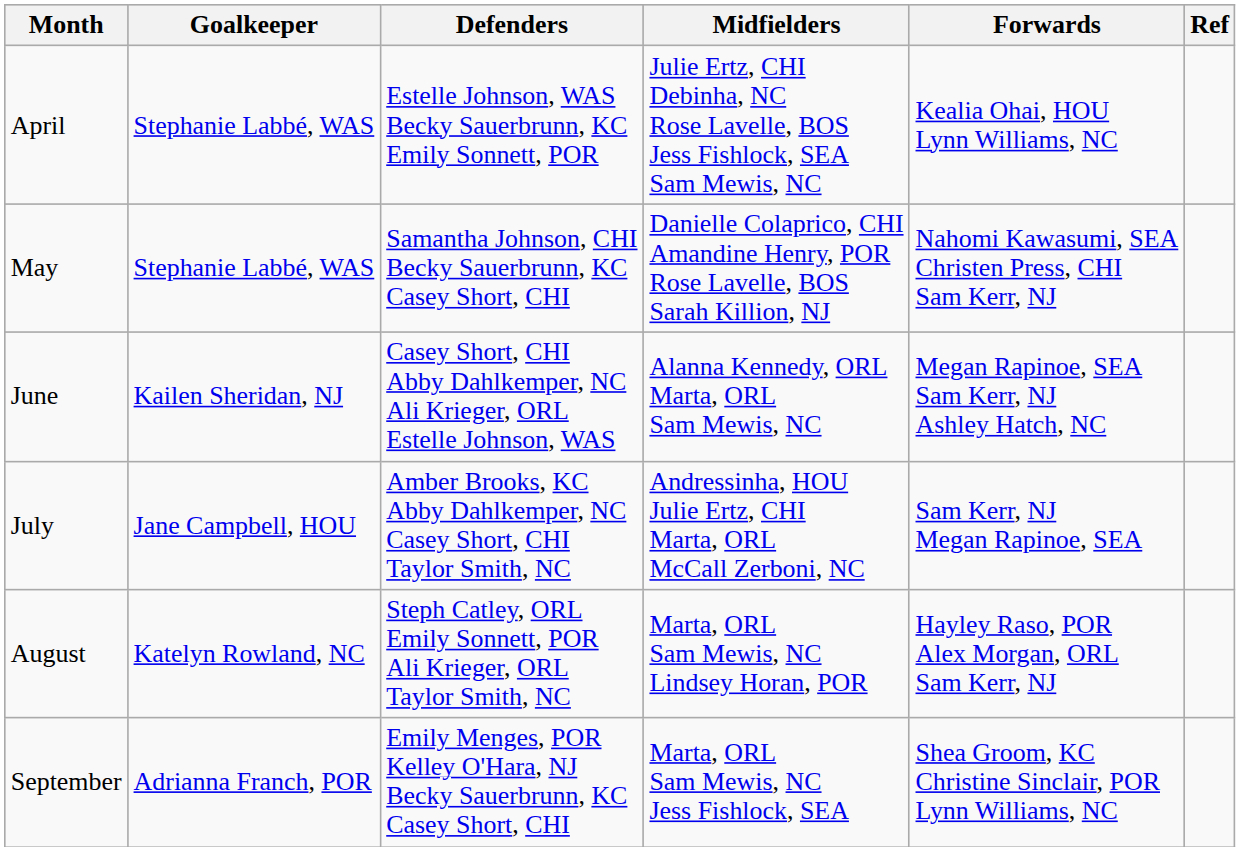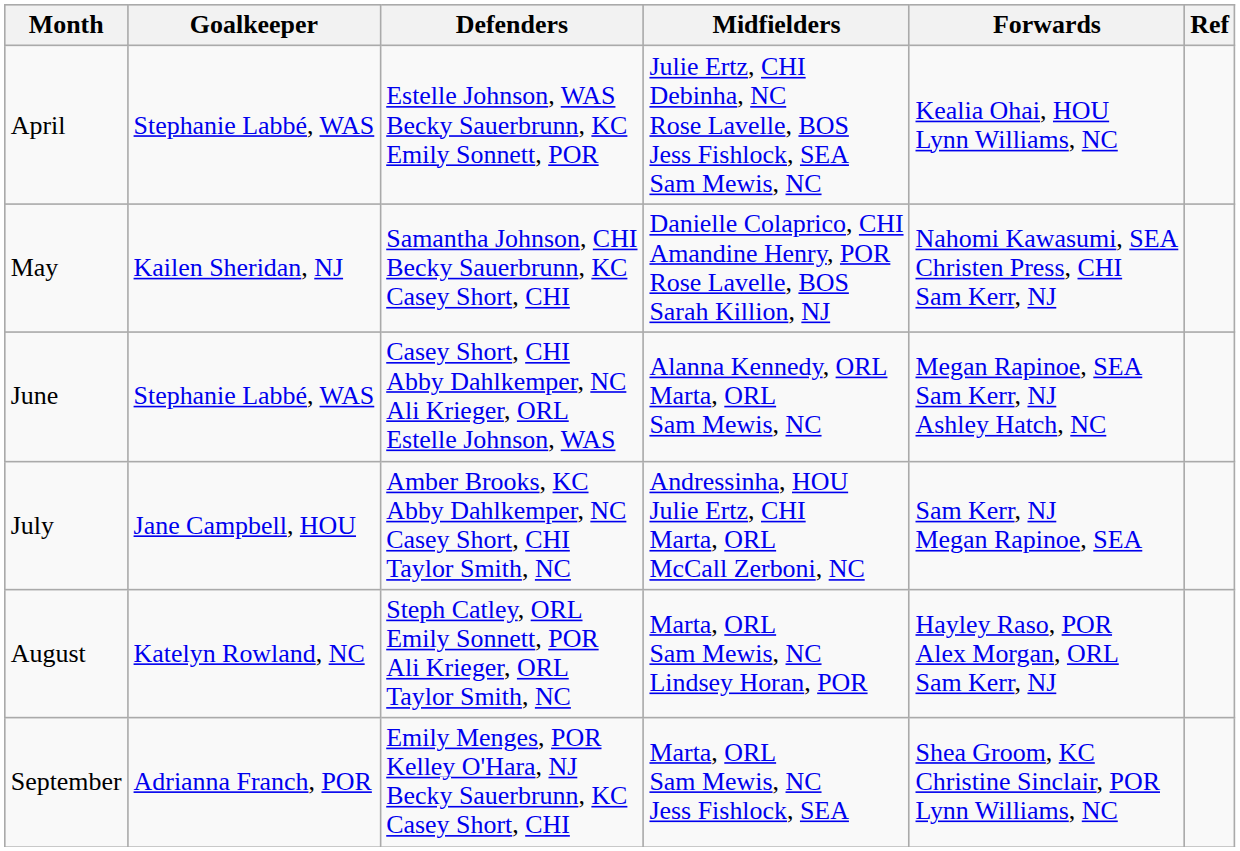(254, 267) Stephanie Labbé, WAS -> (238, 267) Kailen Sheridan, NJ
(238, 396) Kailen Sheridan, NJ -> (254, 396) Stephanie Labbé, WAS
